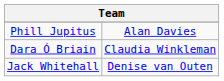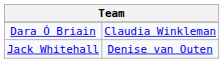- row: (53, 31)
